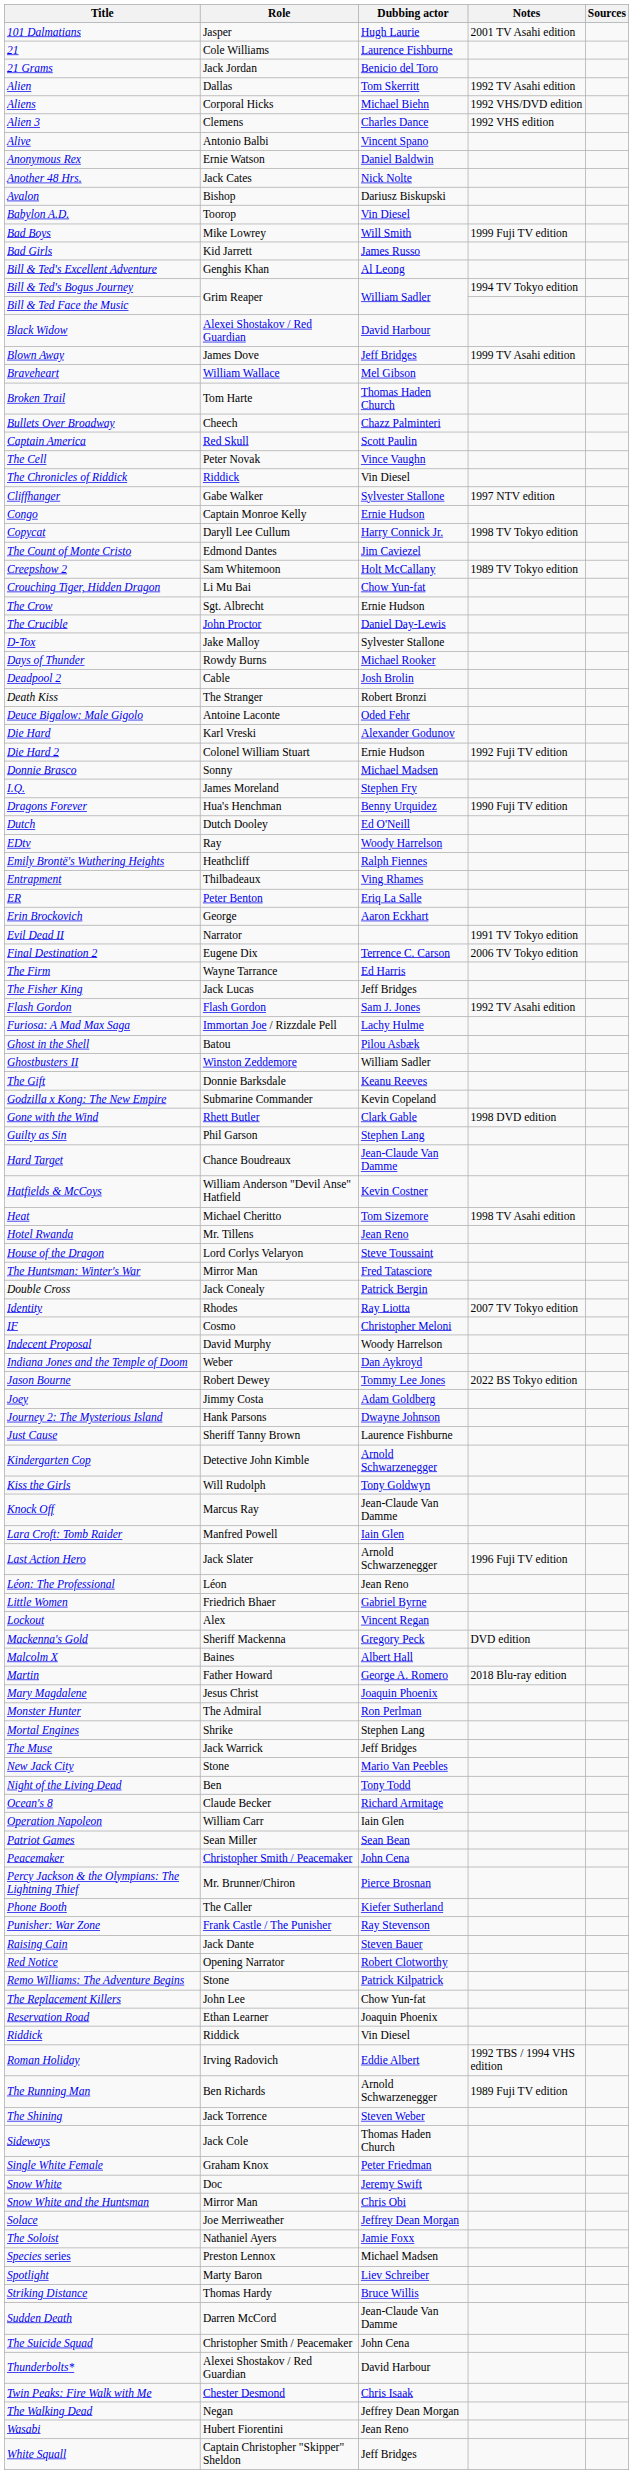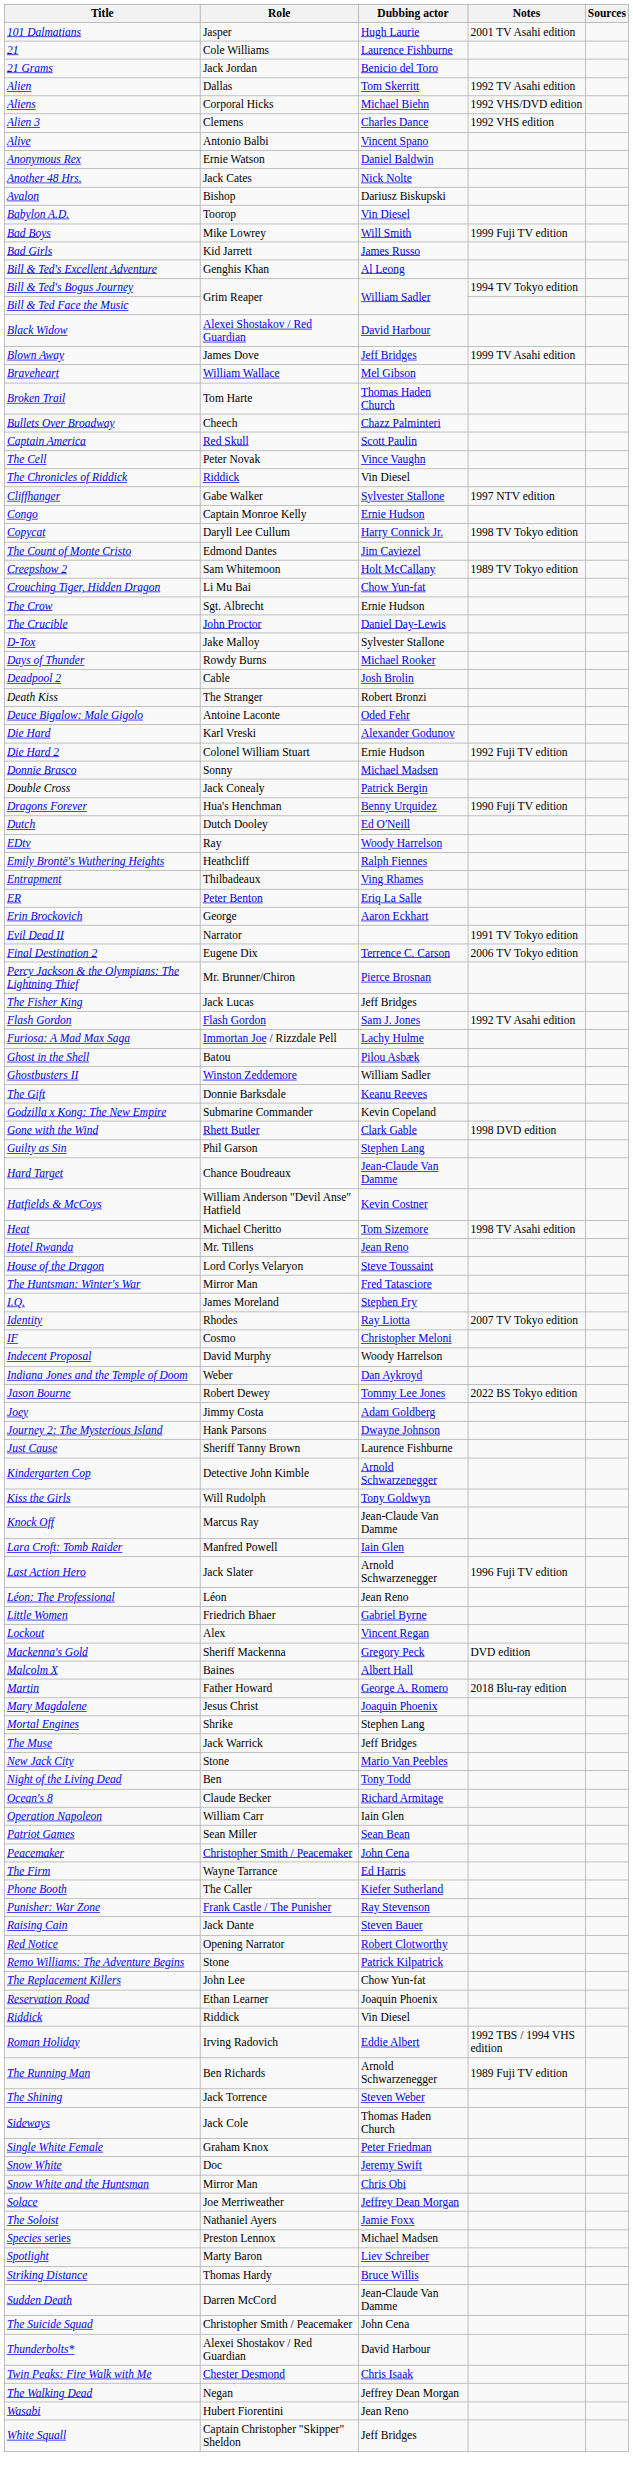rows swapped: (39, 1289) <-> (16, 788)
rows swapped: (29, 971) <-> (93, 1883)
- row: (44, 1712)
